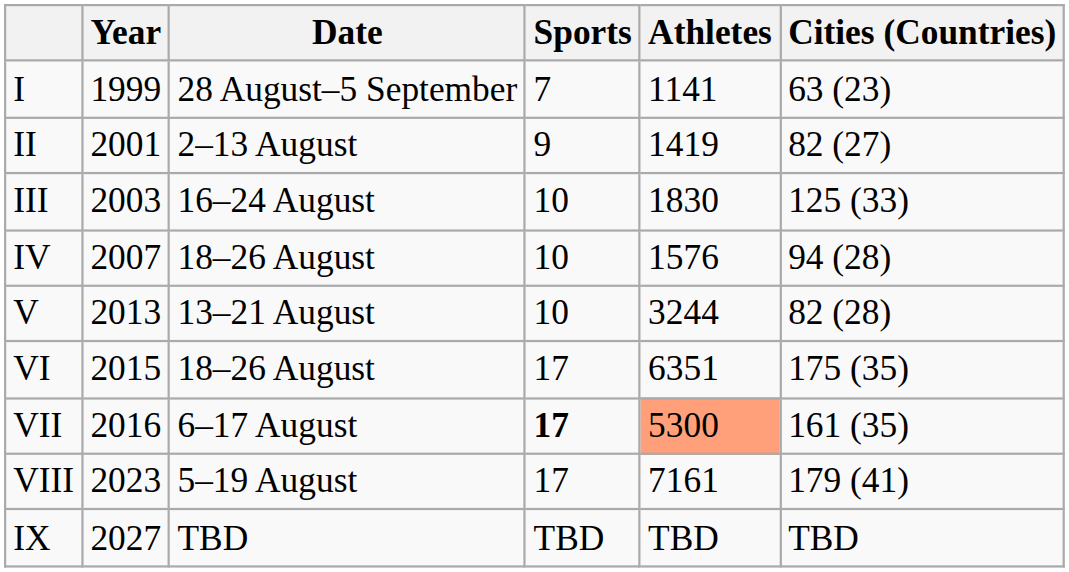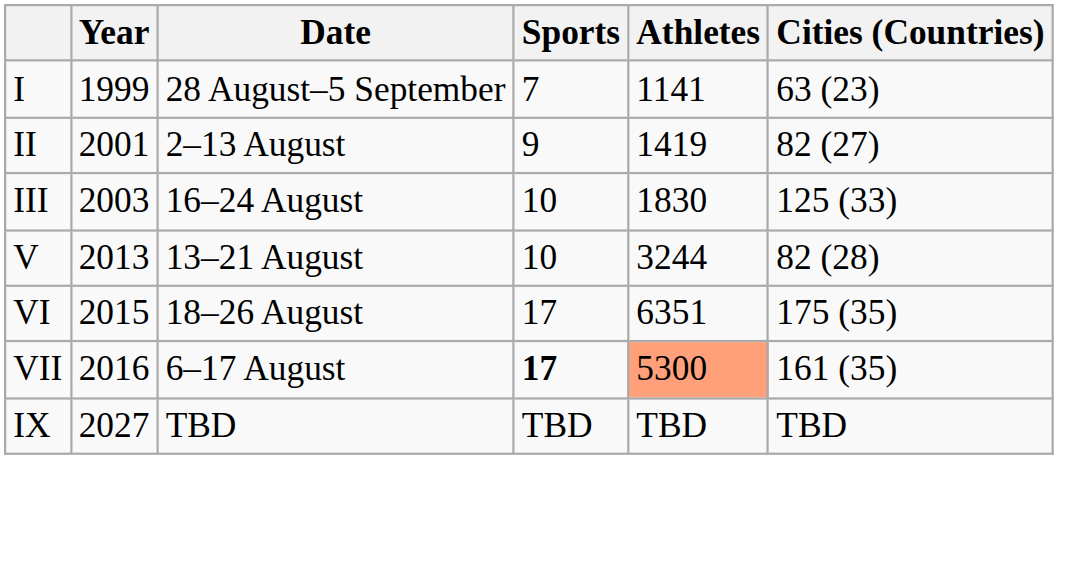- row: (32, 256)
- row: (44, 481)
